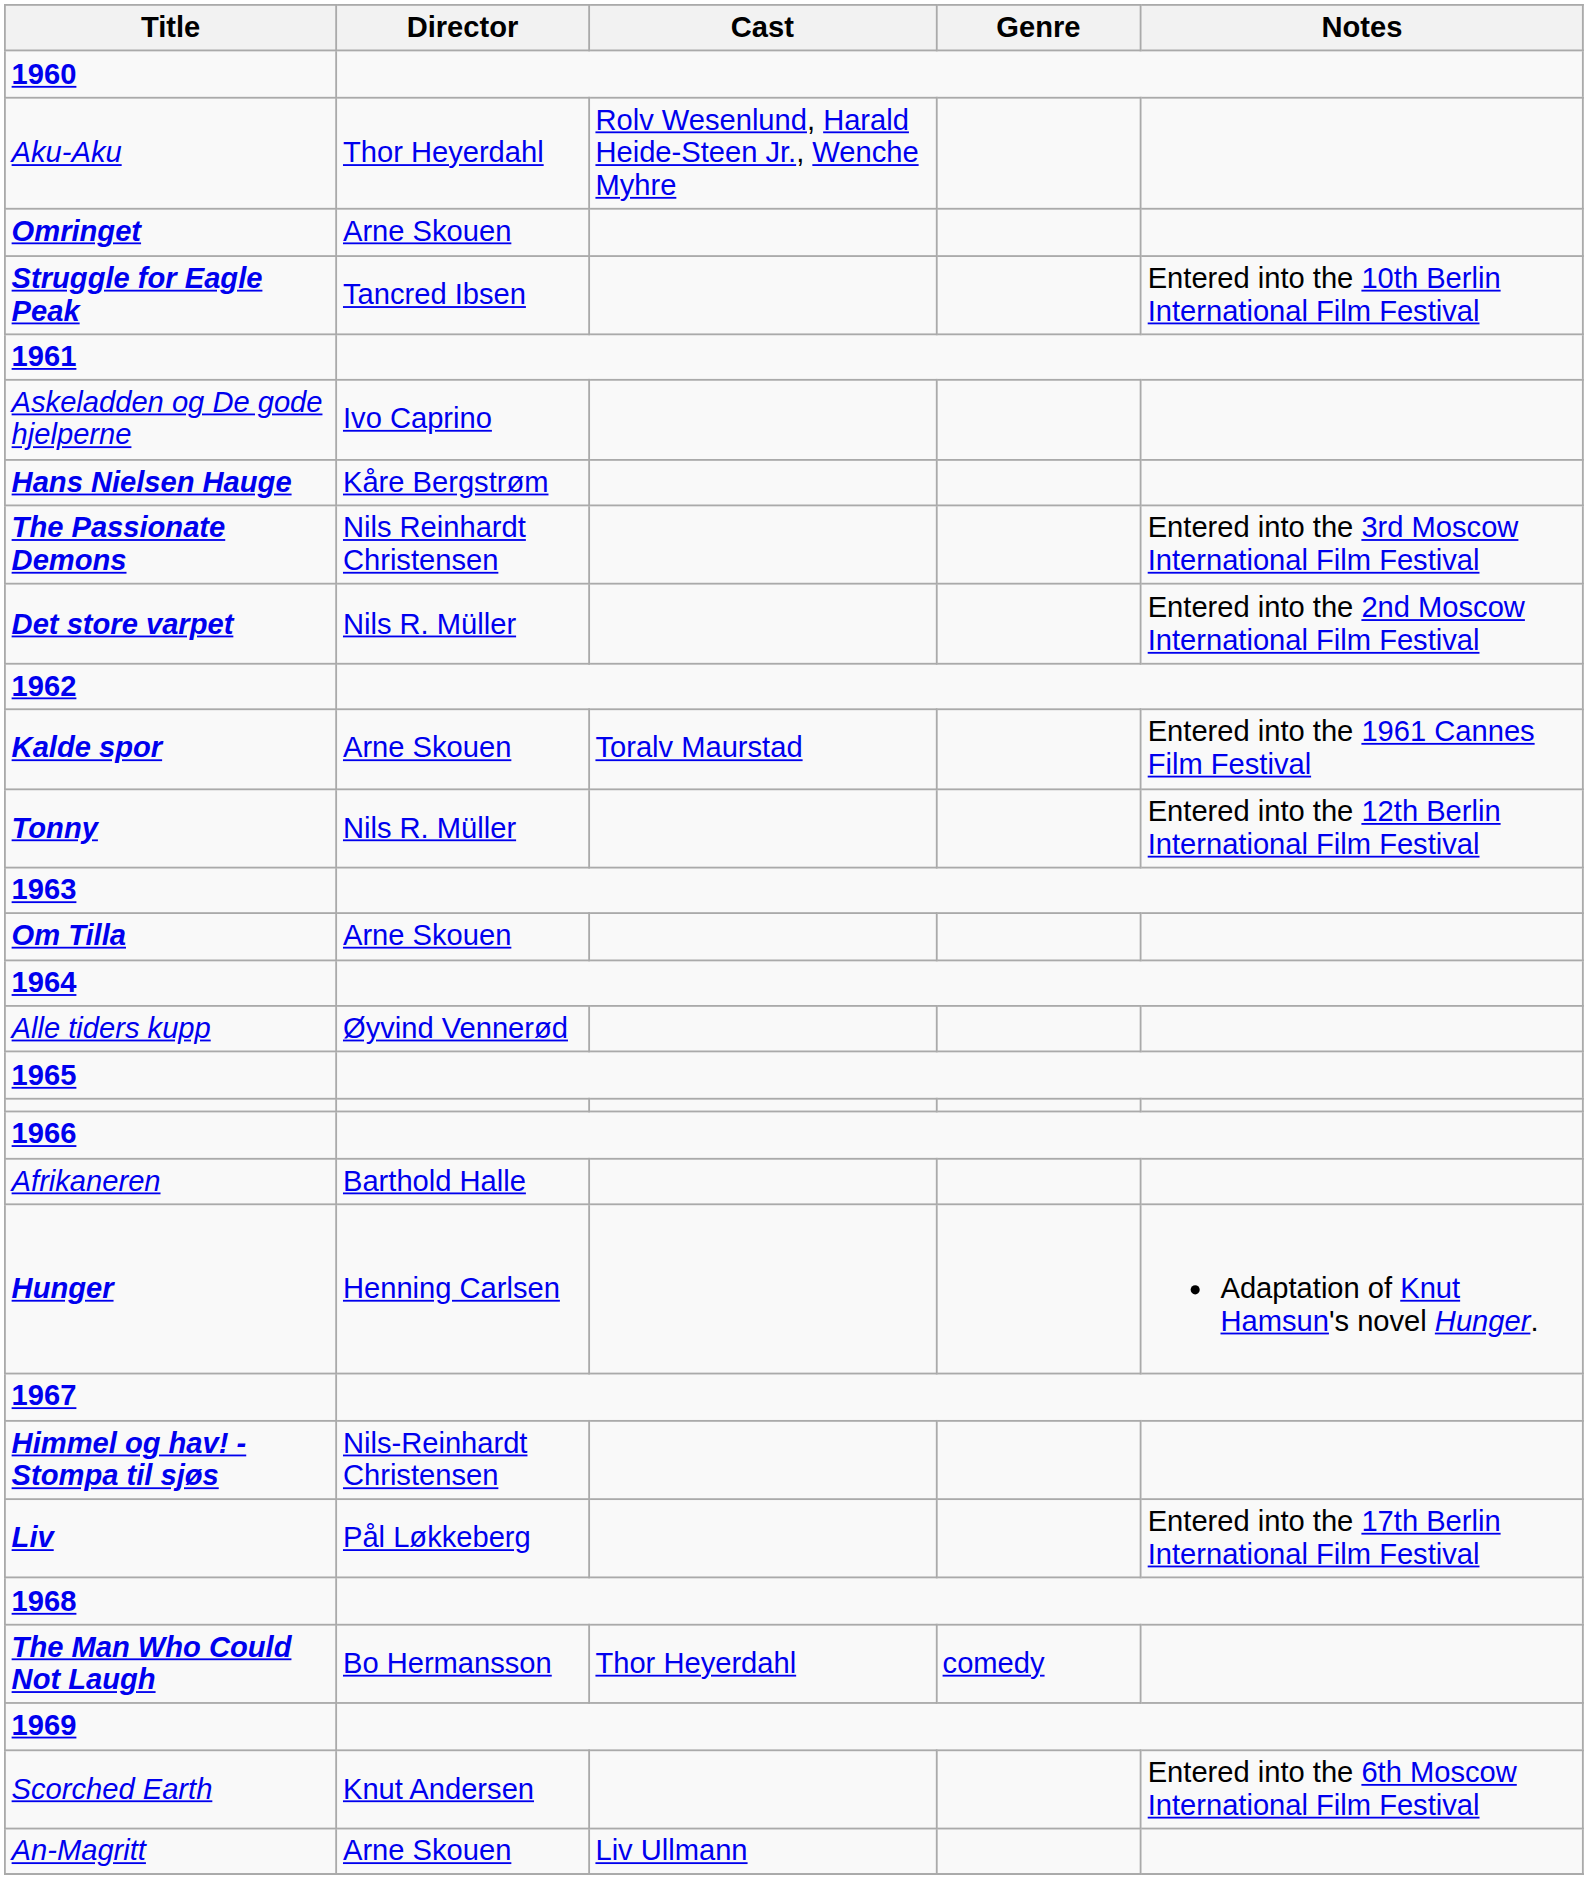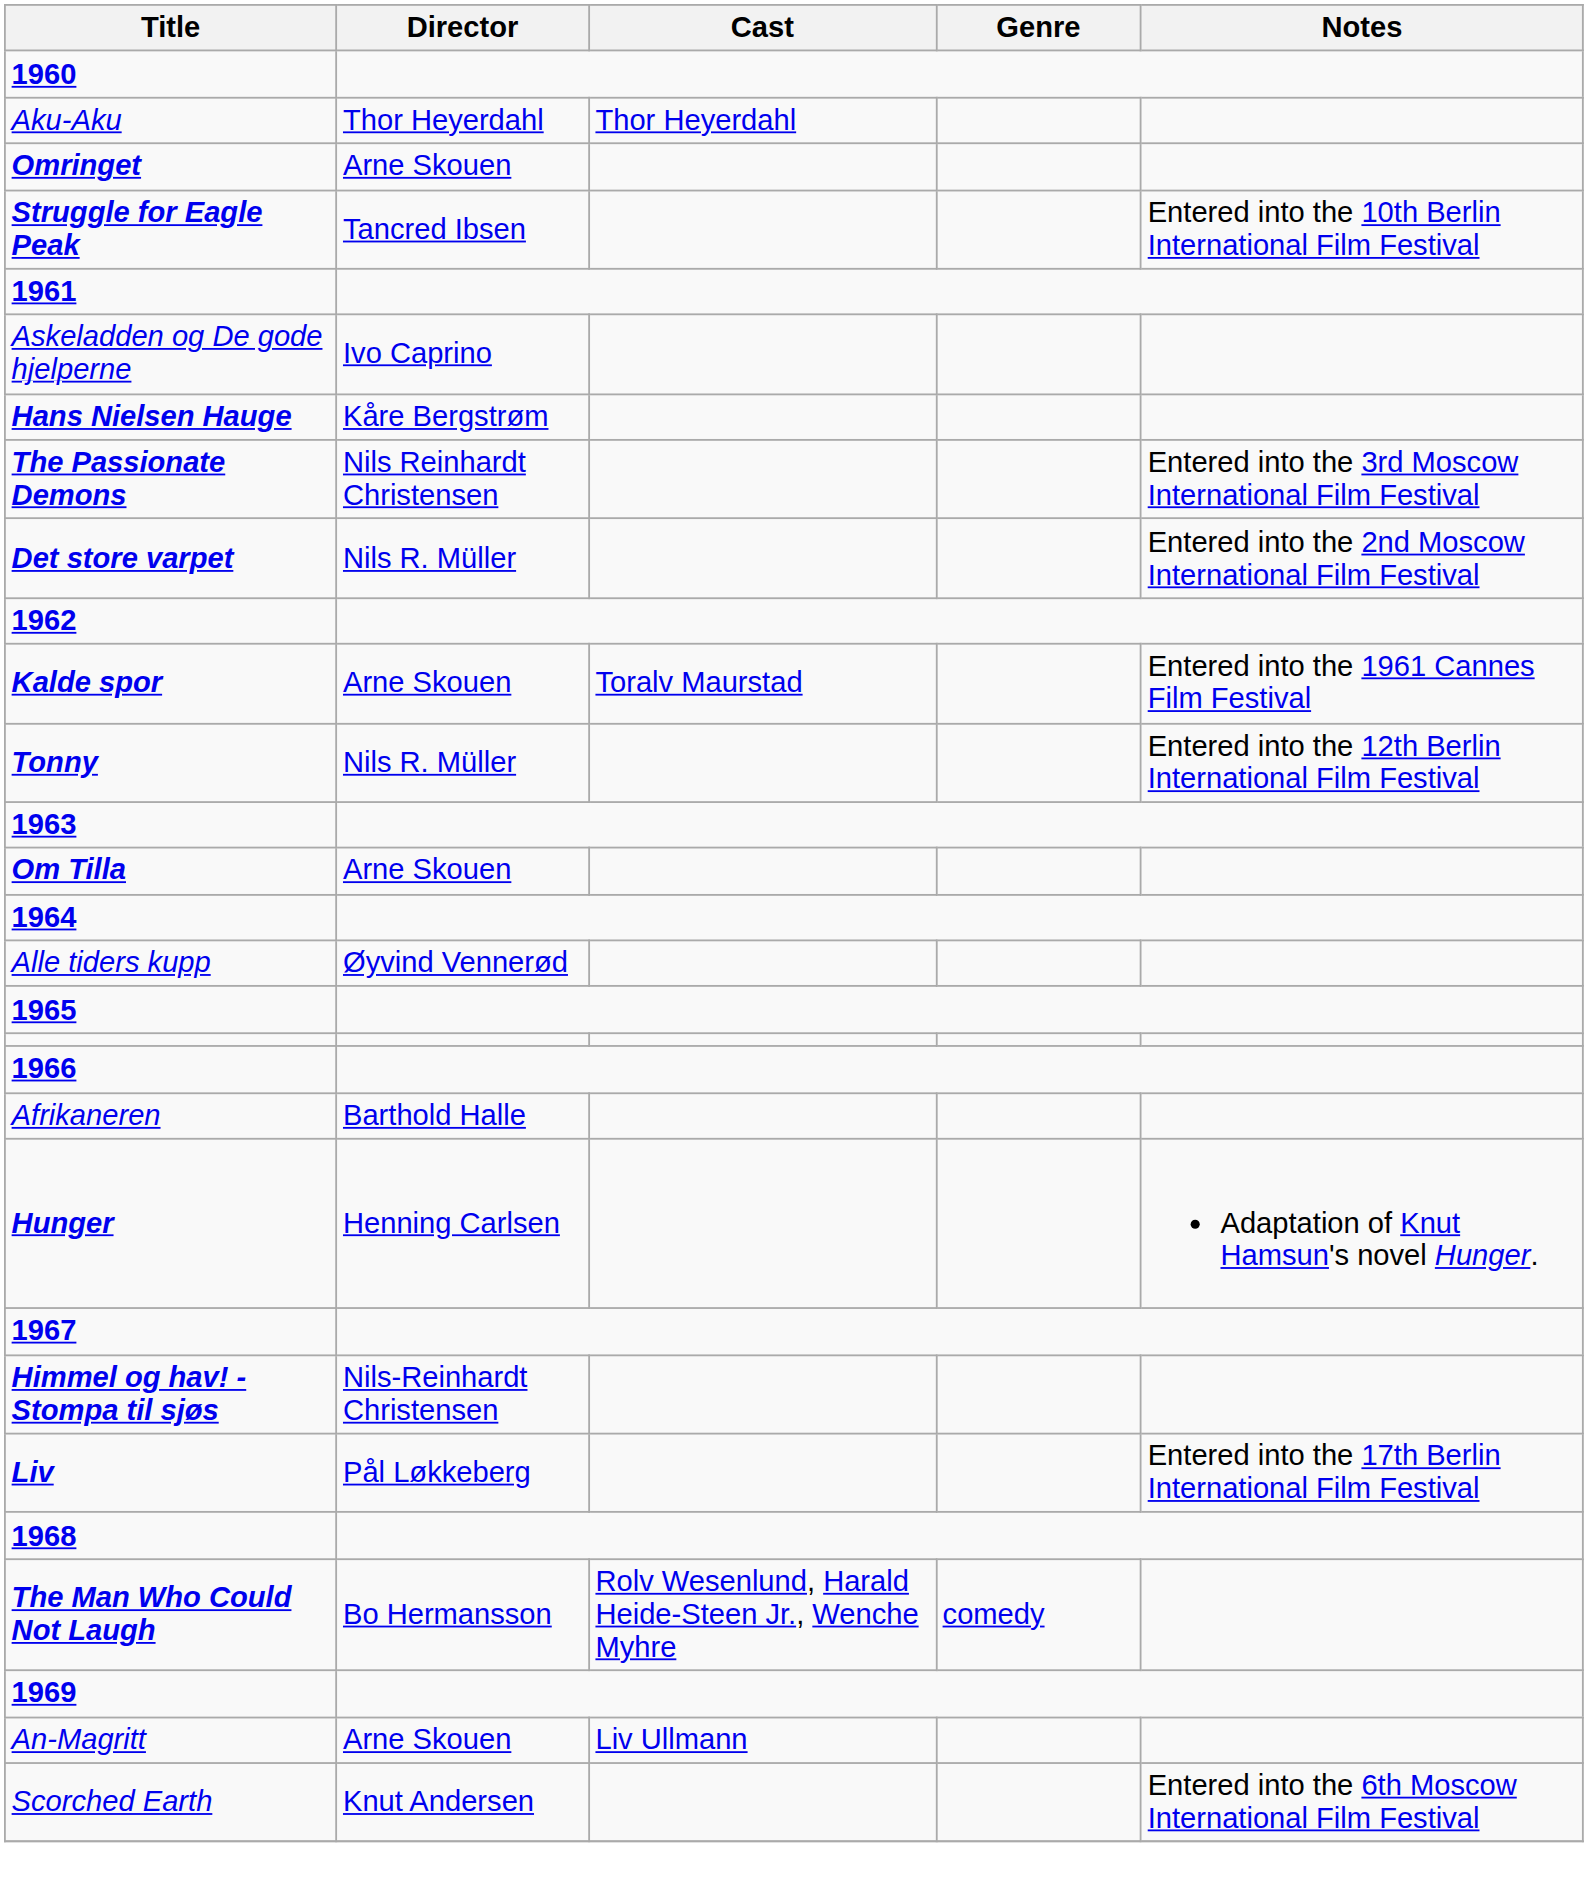(757, 152) Rolv Wesenlund, Harald Heide-Steen Jr., Wenche Myhre -> (696, 119) Thor Heyerdahl
(696, 1663) Thor Heyerdahl -> (757, 1614) Rolv Wesenlund, Harald Heide-Steen Jr., Wenche Myhre
rows swapped: (79, 1851) <-> (112, 1788)
